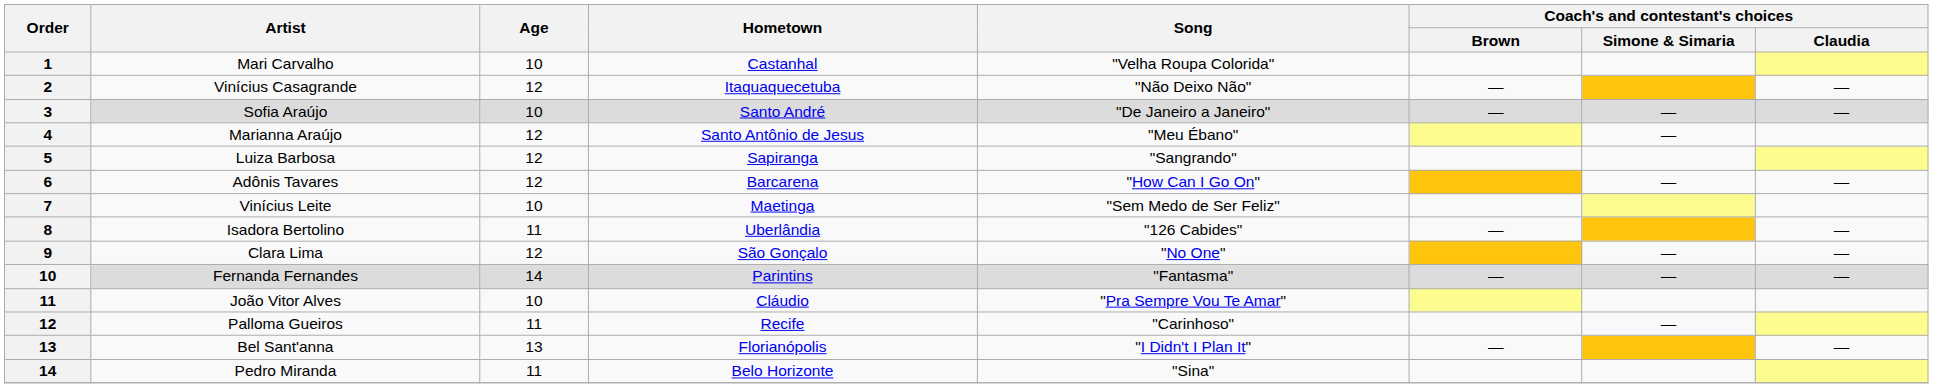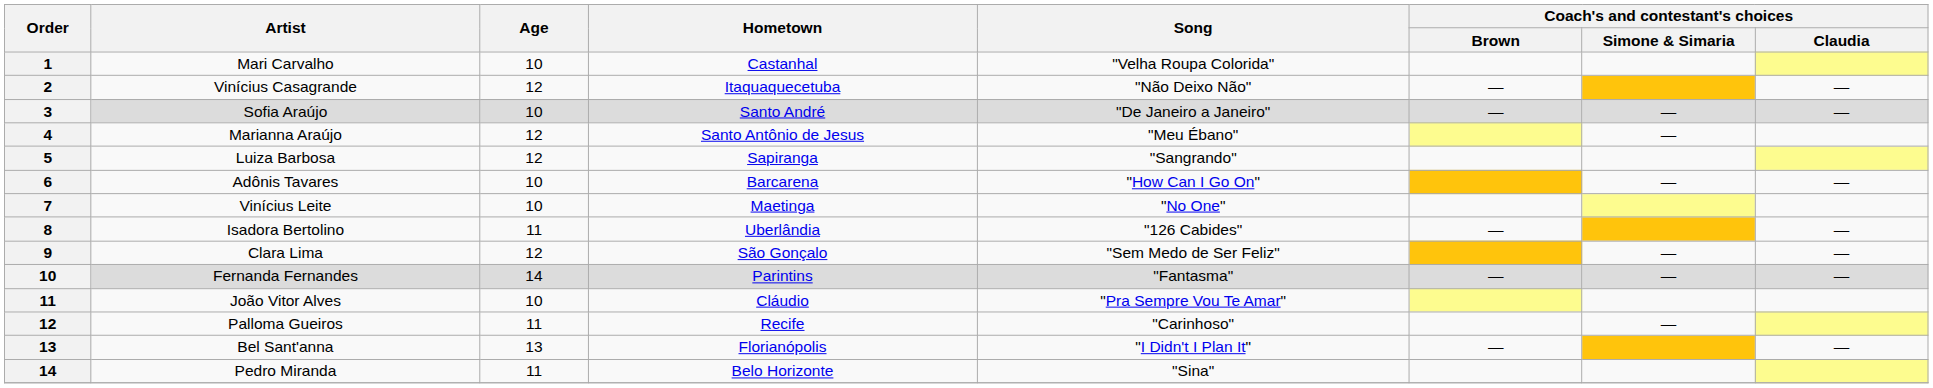(534, 182) 12 -> (534, 182) 10
(1193, 205) "Sem Medo de Ser Feliz" -> (1193, 205) "No One"
(1193, 253) "No One" -> (1193, 253) "Sem Medo de Ser Feliz"
